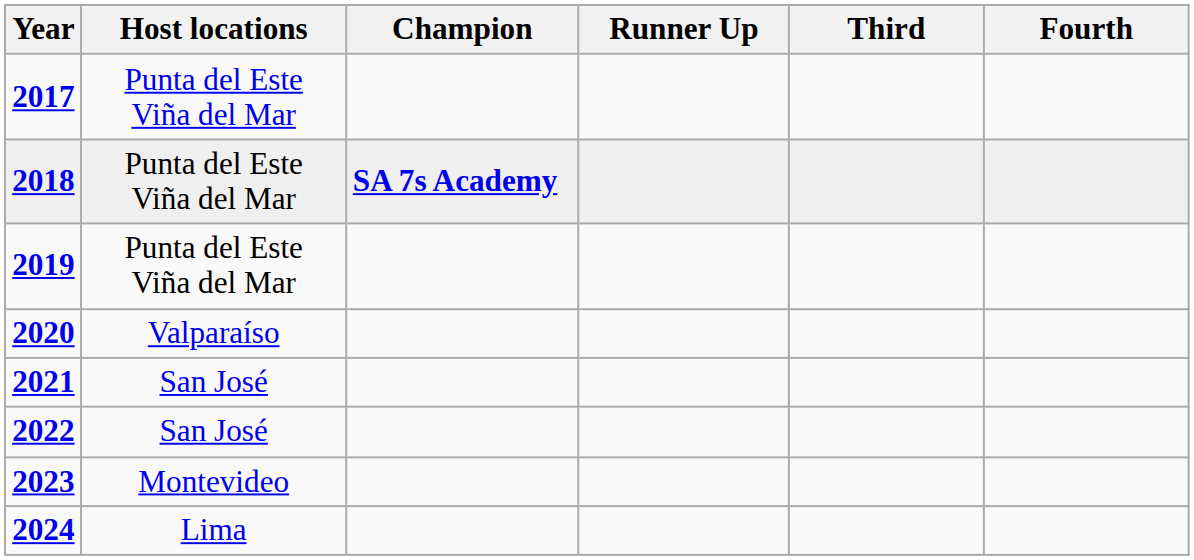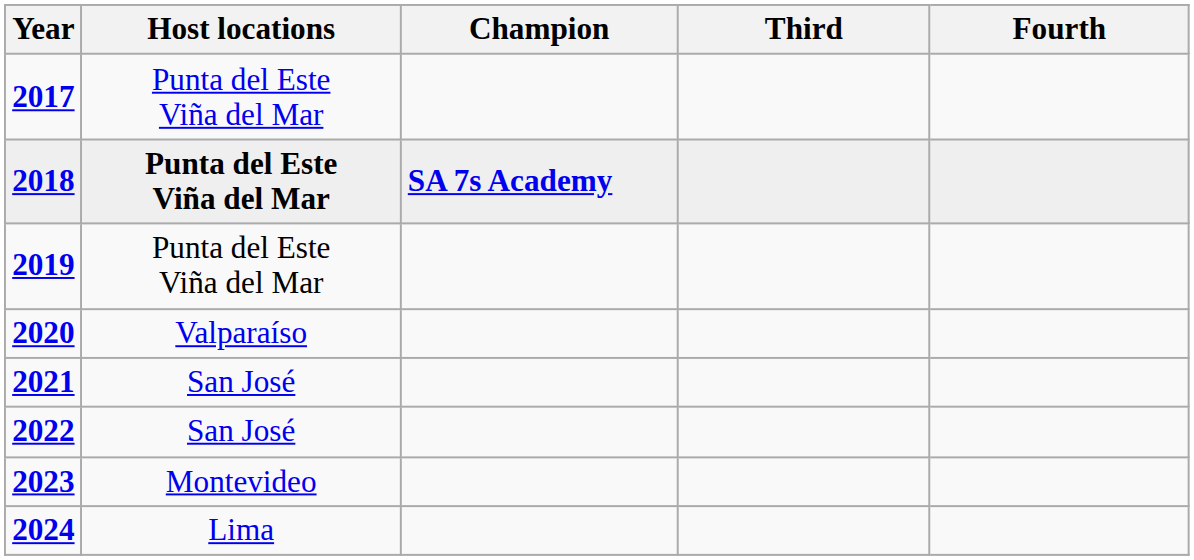- column: (684, 29)
(214, 180) normal -> (241, 180) bold
